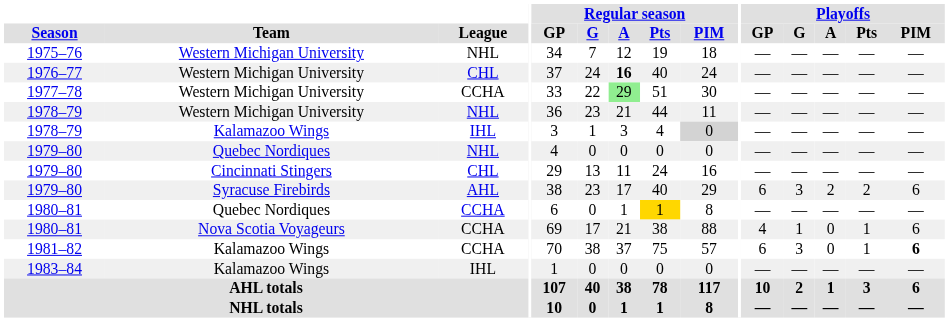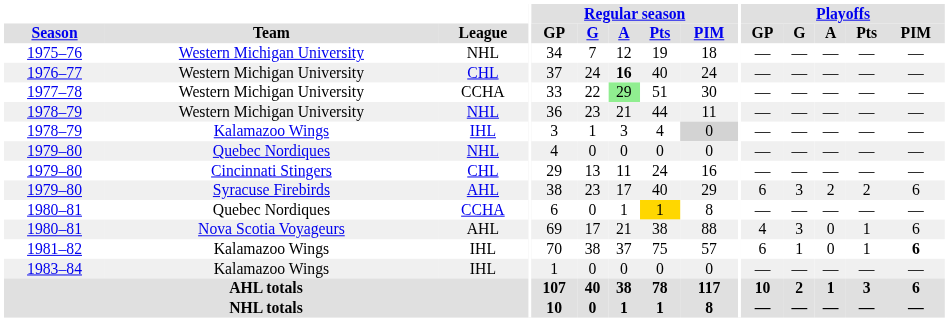(483, 229) CCHA -> (483, 229) AHL
(799, 229) 1 -> (799, 229) 3
(483, 249) CCHA -> (483, 249) IHL
(799, 249) 3 -> (799, 249) 1
